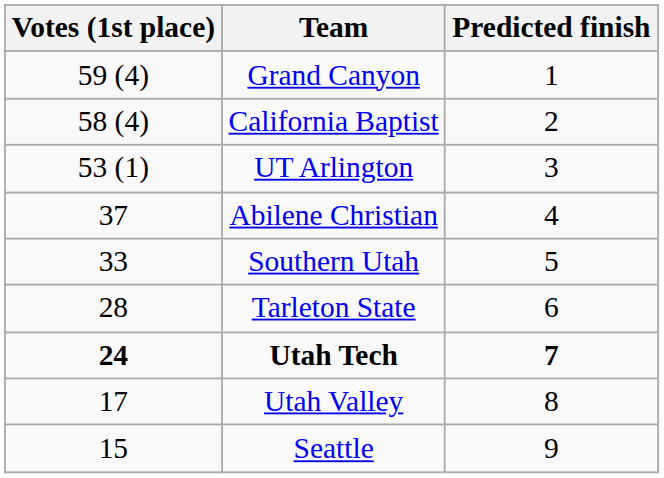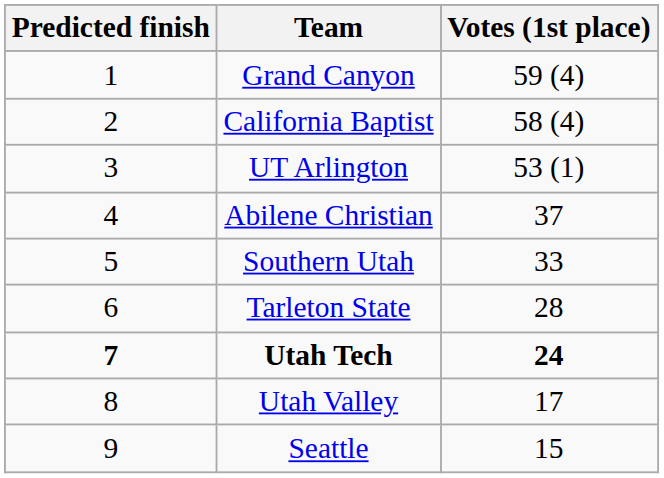columns swapped: (551, 27) <-> (113, 27)
